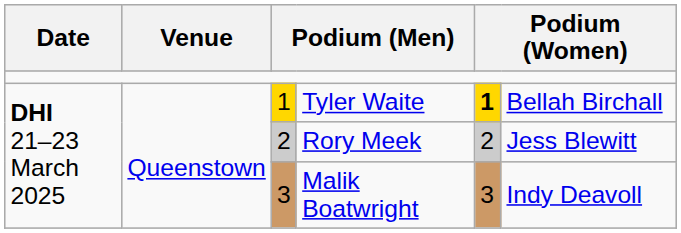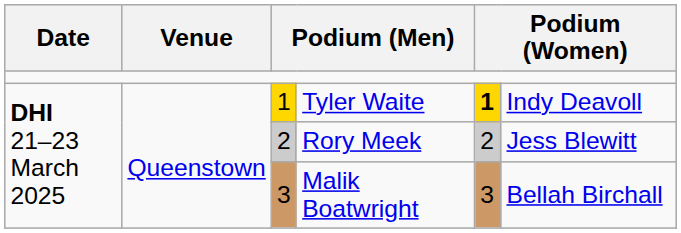(585, 102) Bellah Birchall -> (574, 102) Indy Deavoll
(574, 194) Indy Deavoll -> (585, 194) Bellah Birchall
